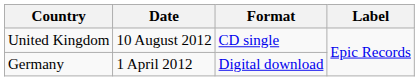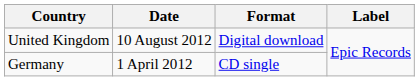(249, 40) CD single -> (271, 40) Digital download
(271, 64) Digital download -> (249, 64) CD single
